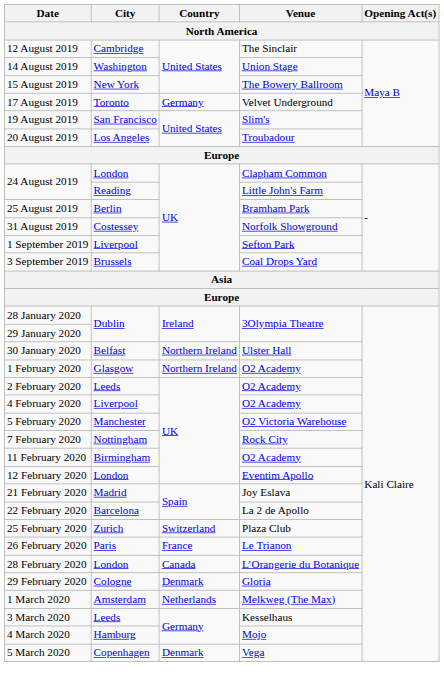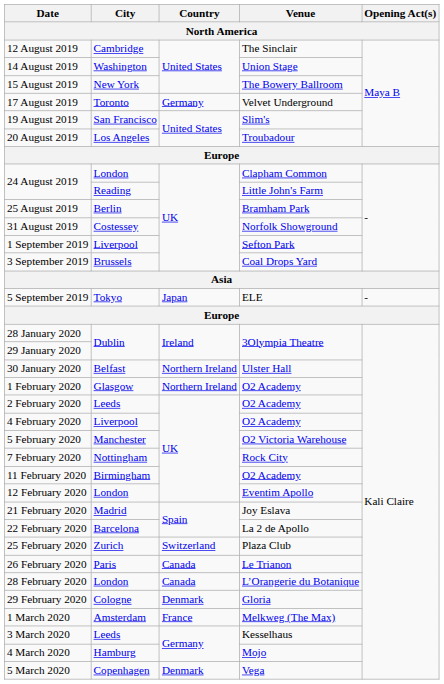+ row: (48, 297)
(177, 546) France -> (179, 564) Canada
(189, 599) Netherlands -> (177, 617) France
